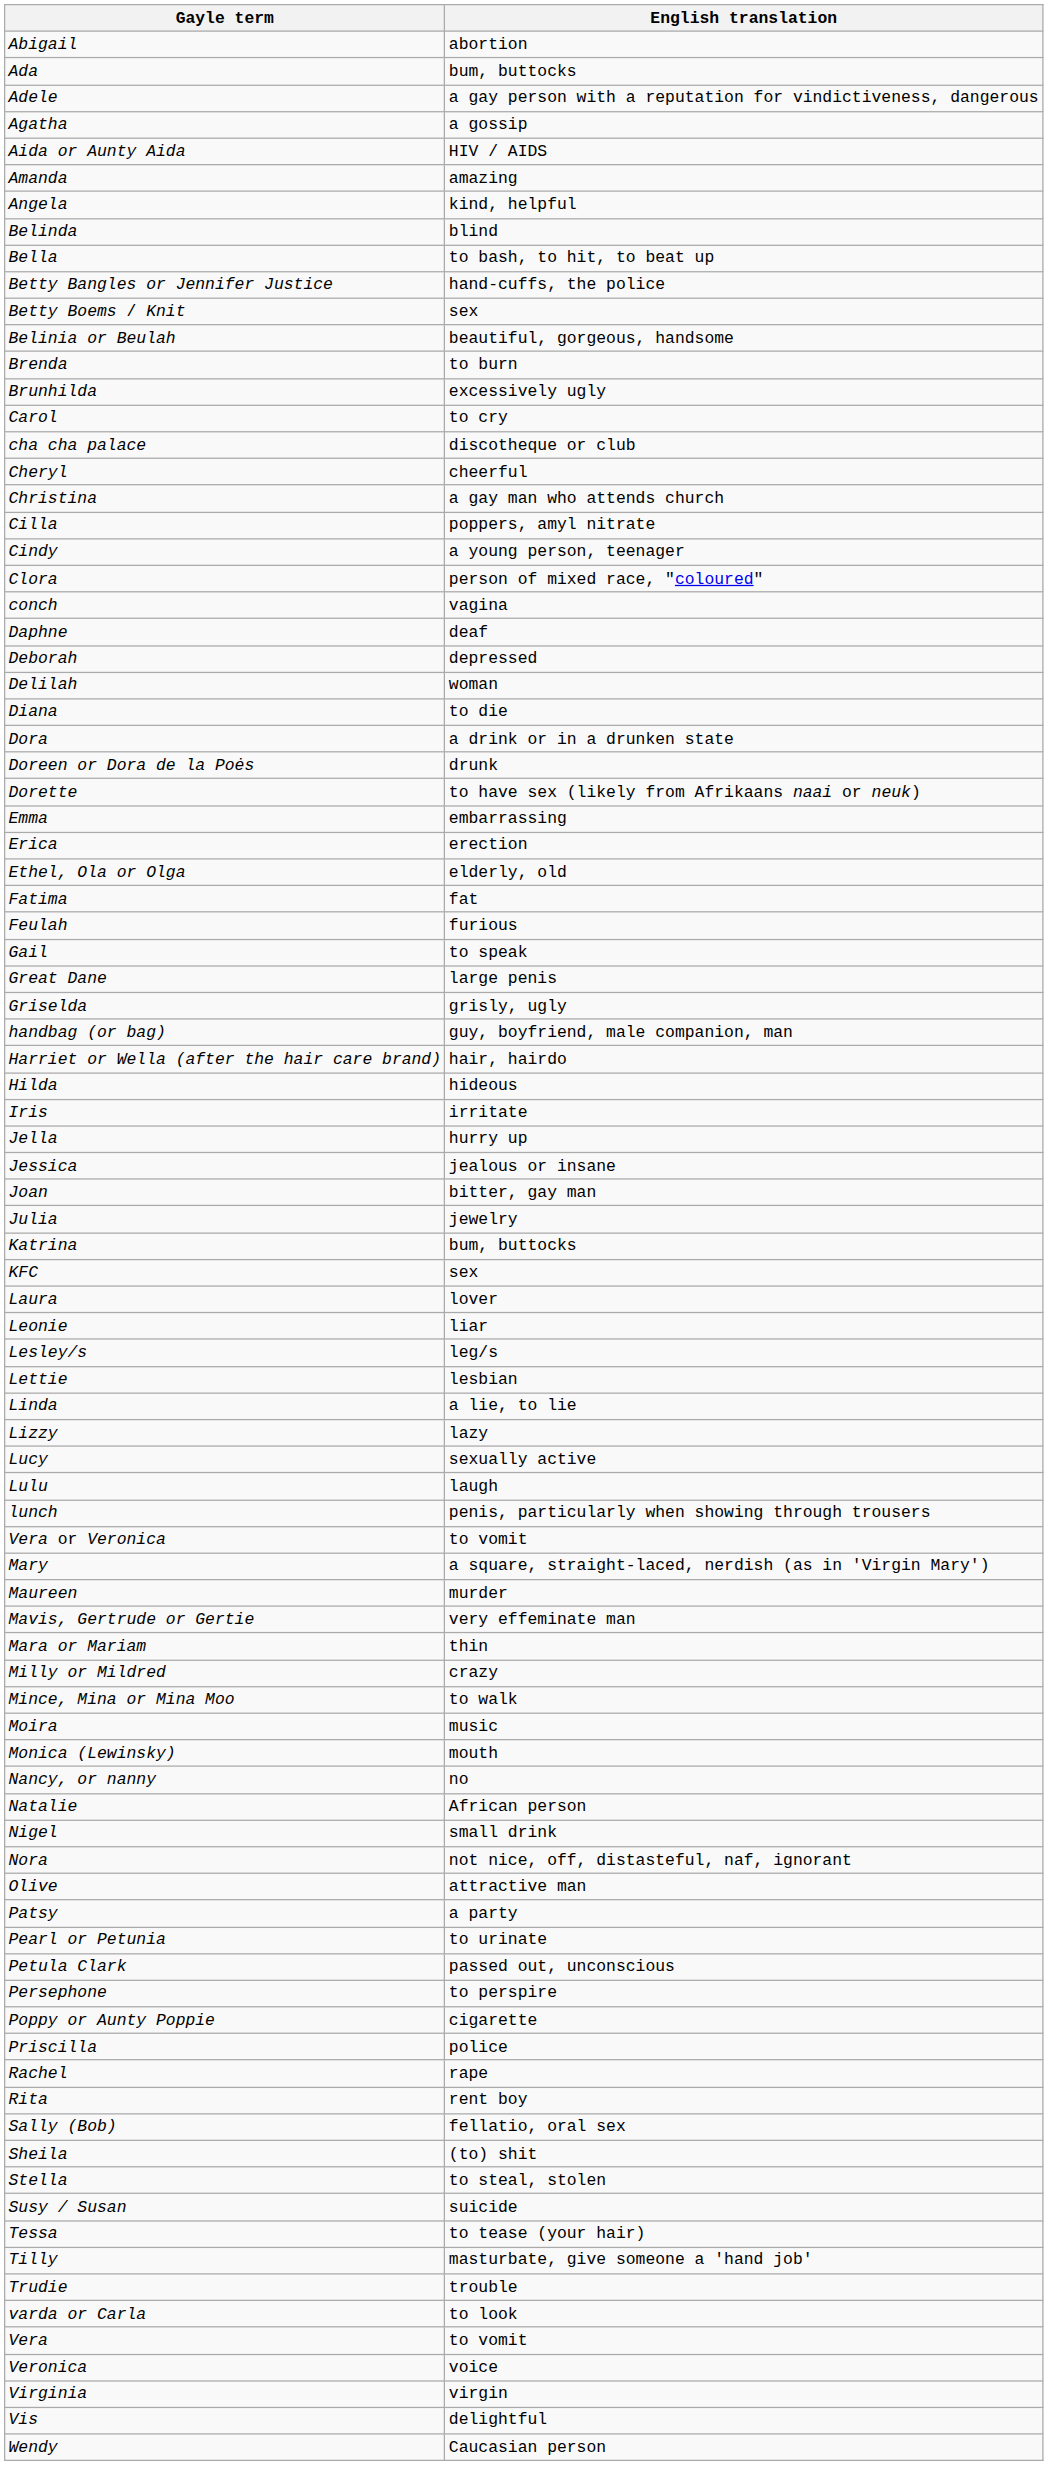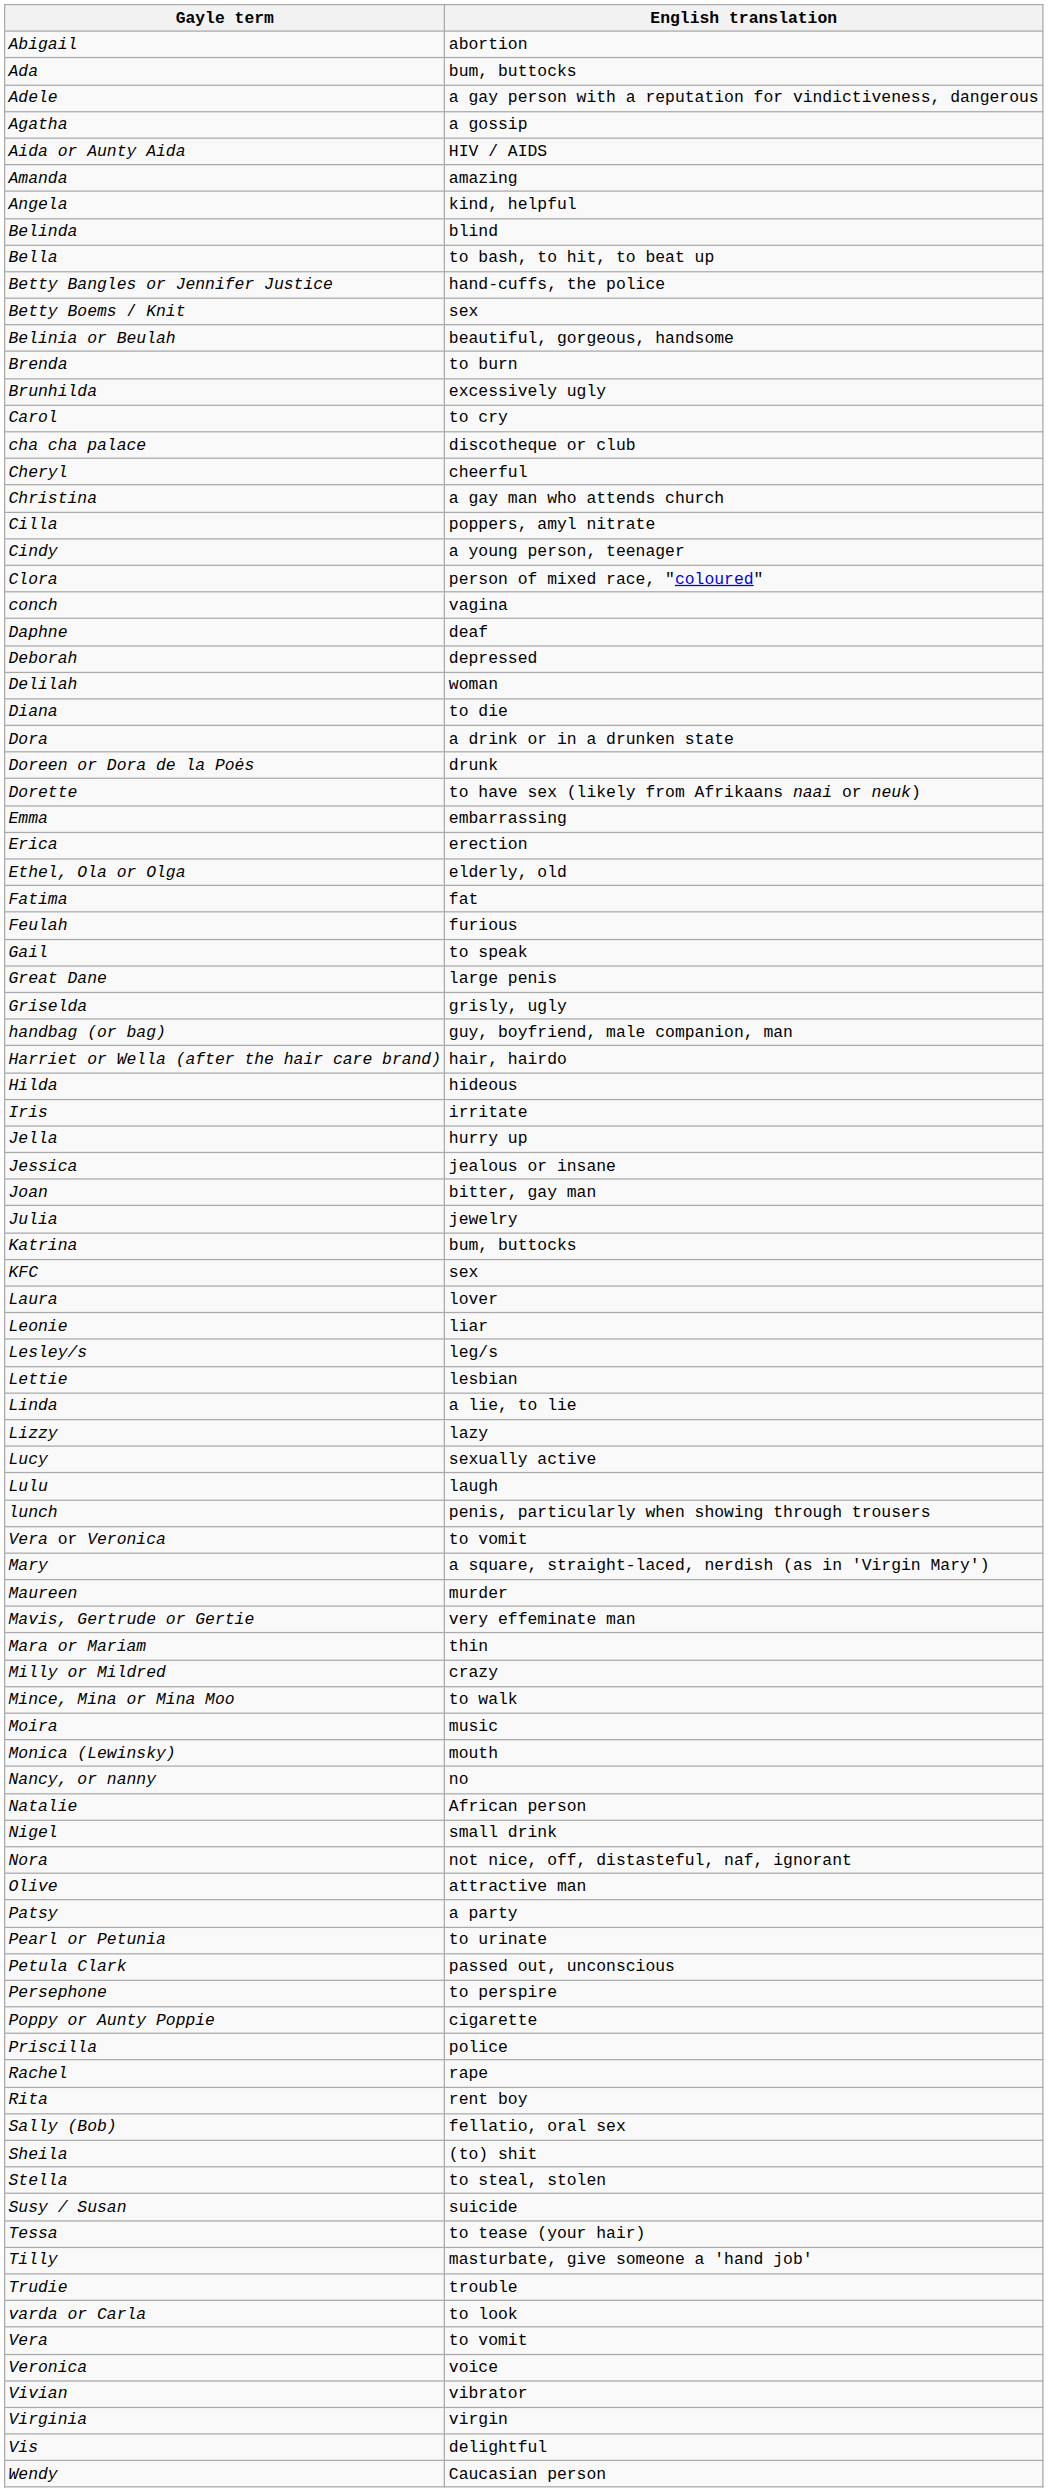+ row: (38, 2394)
